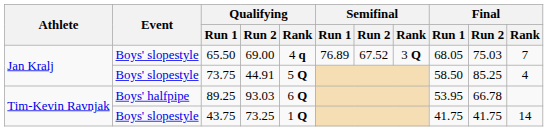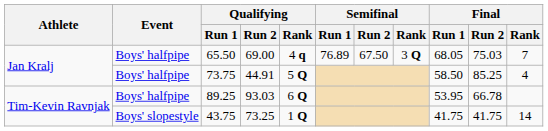(157, 55) Boys' slopestyle -> (152, 55) Boys' halfpipe
(374, 55) 67.52 -> (374, 55) 67.50
(157, 75) Boys' slopestyle -> (152, 75) Boys' halfpipe
